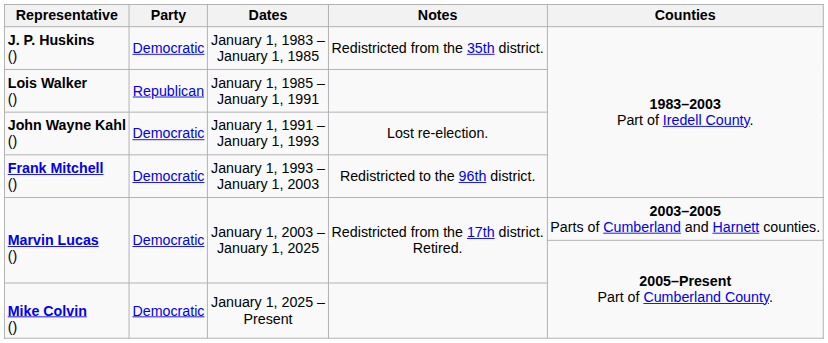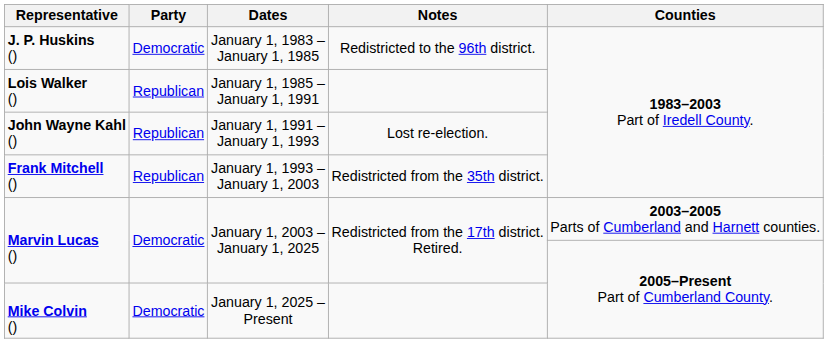(438, 48) Redistricted from the 35th district. -> (438, 48) Redistricted to the 96th district.
(168, 133) Democratic -> (168, 133) Republican
(168, 176) Democratic -> (168, 176) Republican
(438, 176) Redistricted to the 96th district. -> (438, 176) Redistricted from the 35th district.
